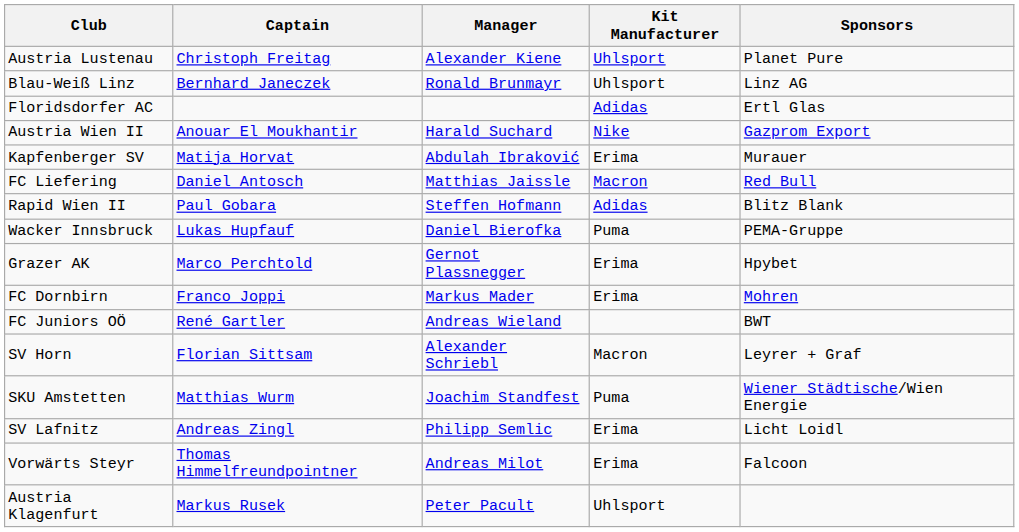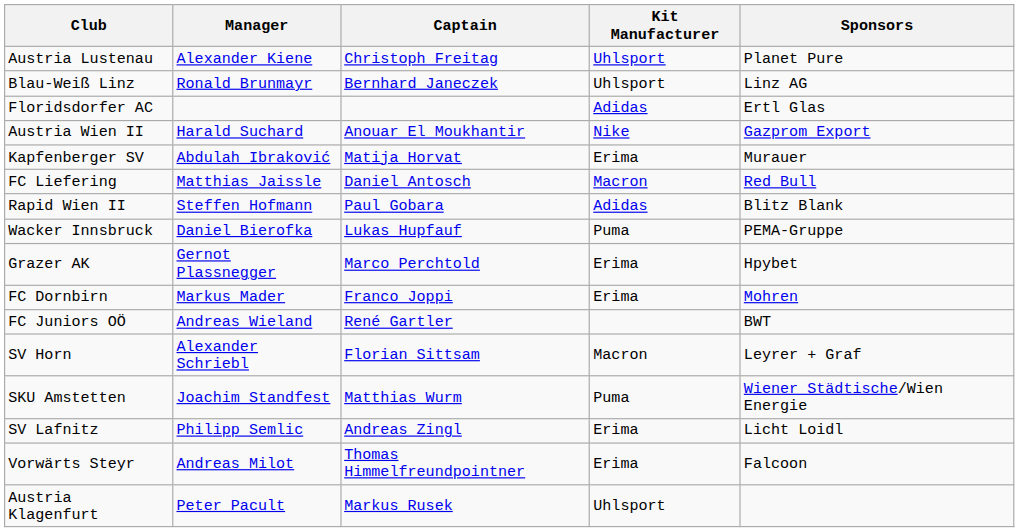columns swapped: (506, 26) <-> (297, 26)
